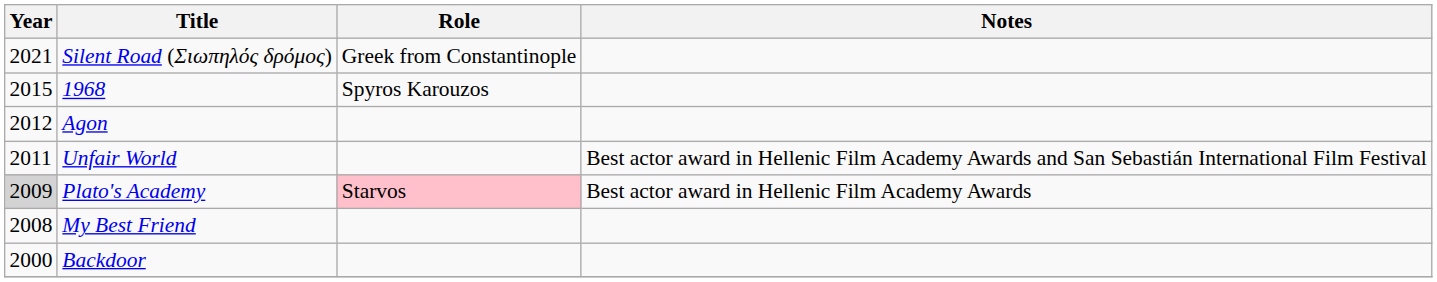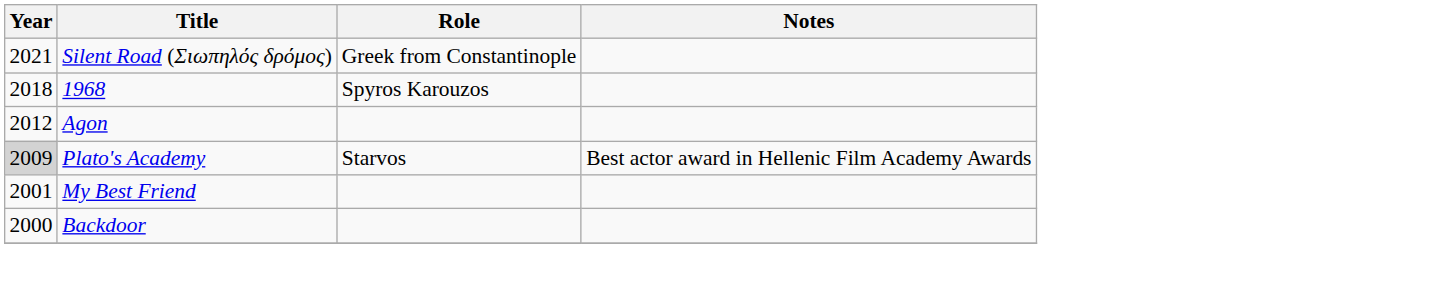(31, 89) 2015 -> (31, 89) 2018
- row: (119, 157)
(374, 191) pink background -> (374, 157) no background
(31, 225) 2008 -> (31, 191) 2001
